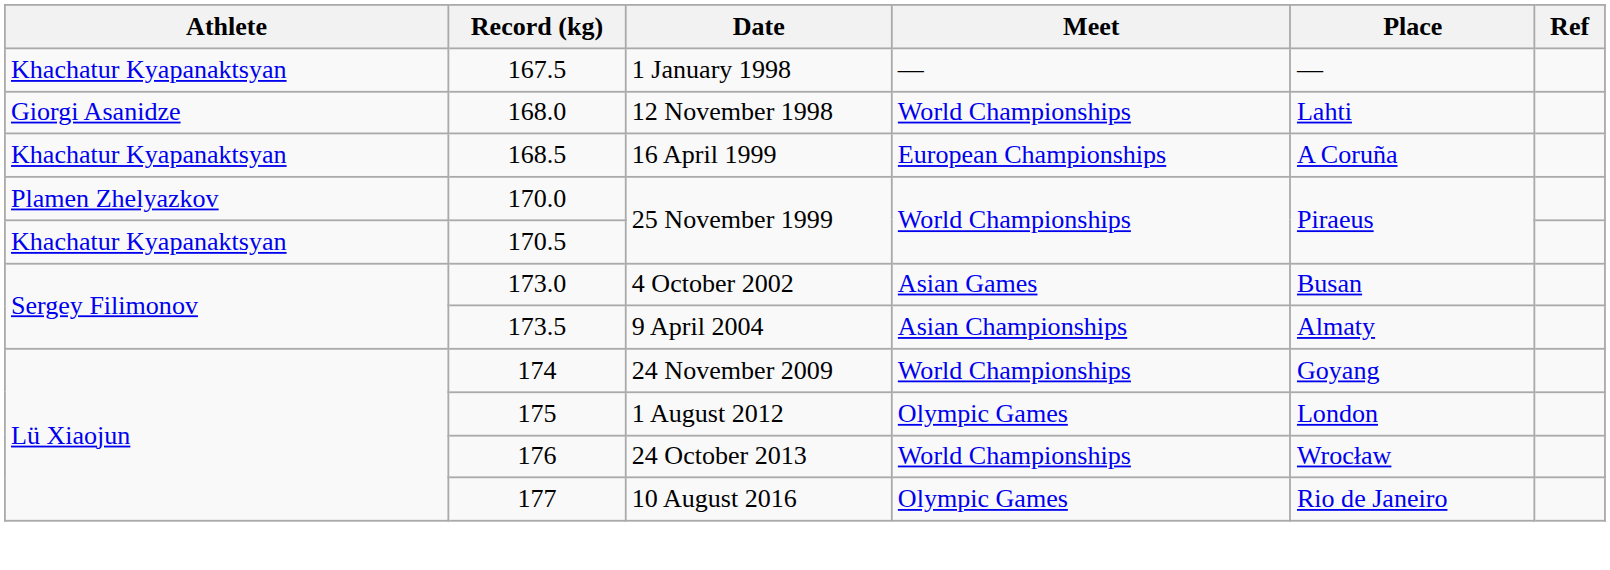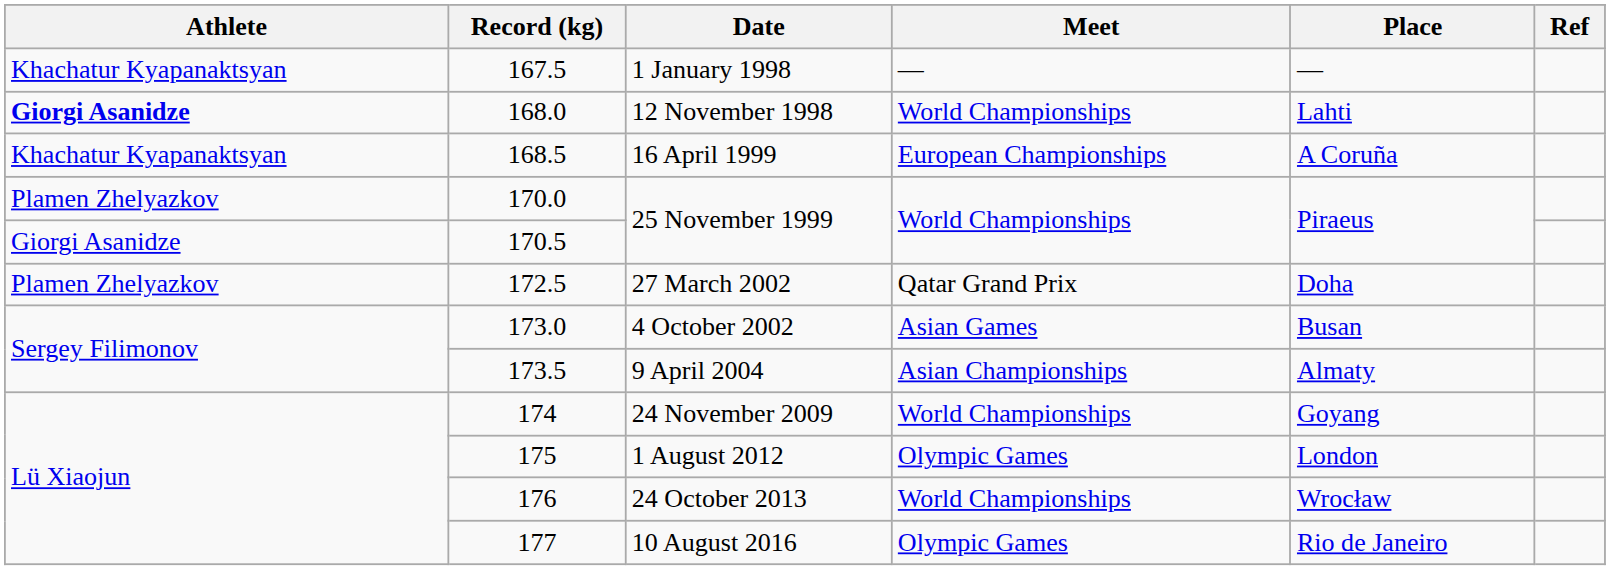(96, 112) normal -> (100, 112) bold
(149, 241) Khachatur Kyapanaktsyan -> (96, 241) Giorgi Asanidze
+ row: (537, 284)
